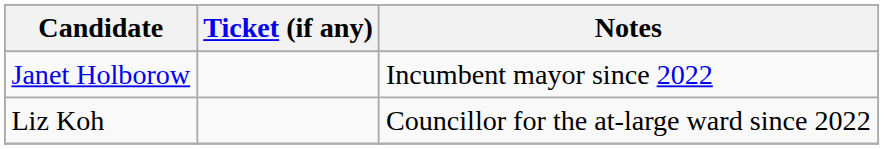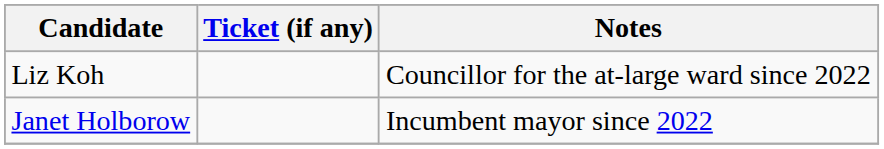rows swapped: (101, 74) <-> (58, 120)
